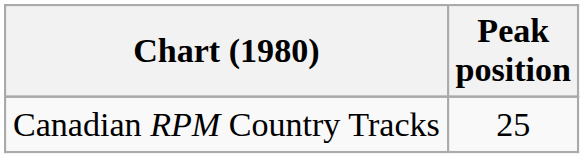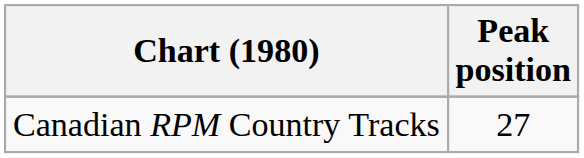(513, 123) 25 -> (513, 123) 27
